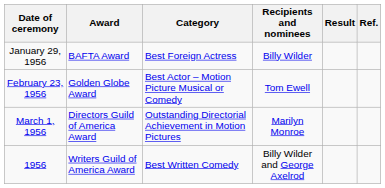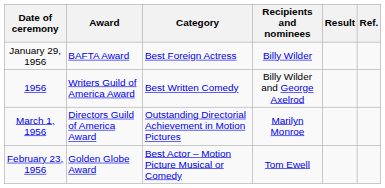rows swapped: (35, 88) <-> (35, 164)
